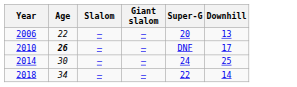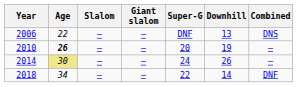+ column: (271, 16)
(185, 34) 20 -> (185, 34) DNF
(185, 48) DNF -> (185, 48) 20
(226, 48) 17 -> (226, 48) 19
(63, 61) no background -> (63, 61) khaki background
(226, 61) 25 -> (226, 61) 26
